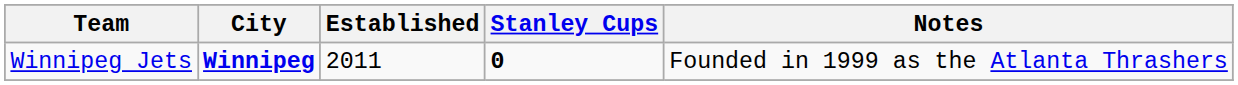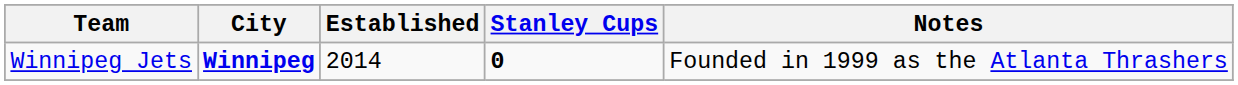(354, 62) 2011 -> (354, 62) 2014
